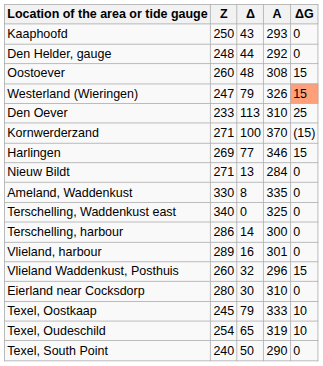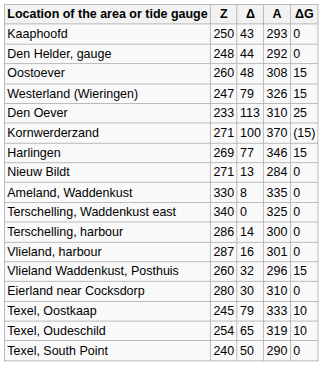(300, 93) lightsalmon background -> (300, 93) no background
(224, 251) 289 -> (224, 251) 287
